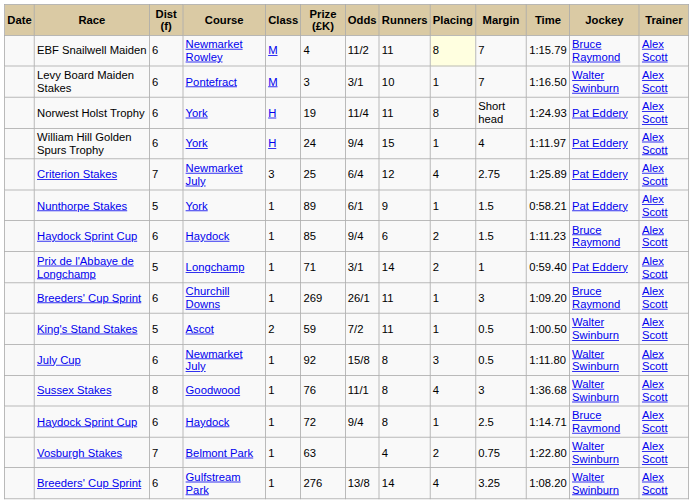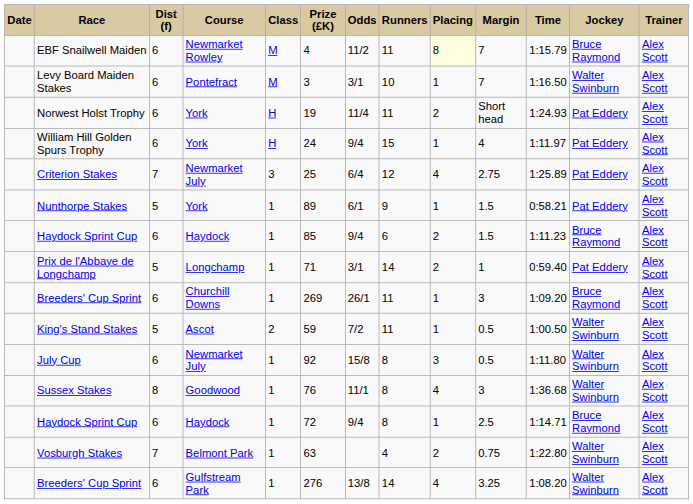(436, 113) 8 -> (436, 113) 2
